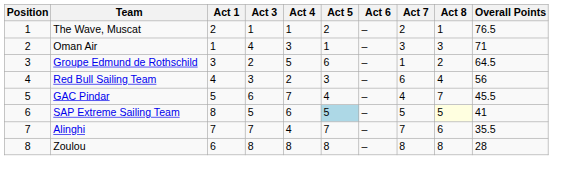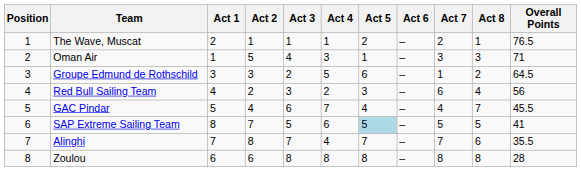+ column: (264, 18)
(440, 113) lightyellow background -> (478, 125) no background
